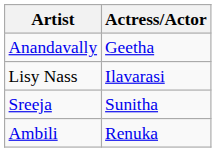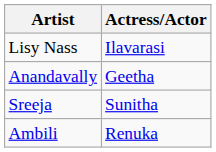rows swapped: (53, 47) <-> (43, 76)
